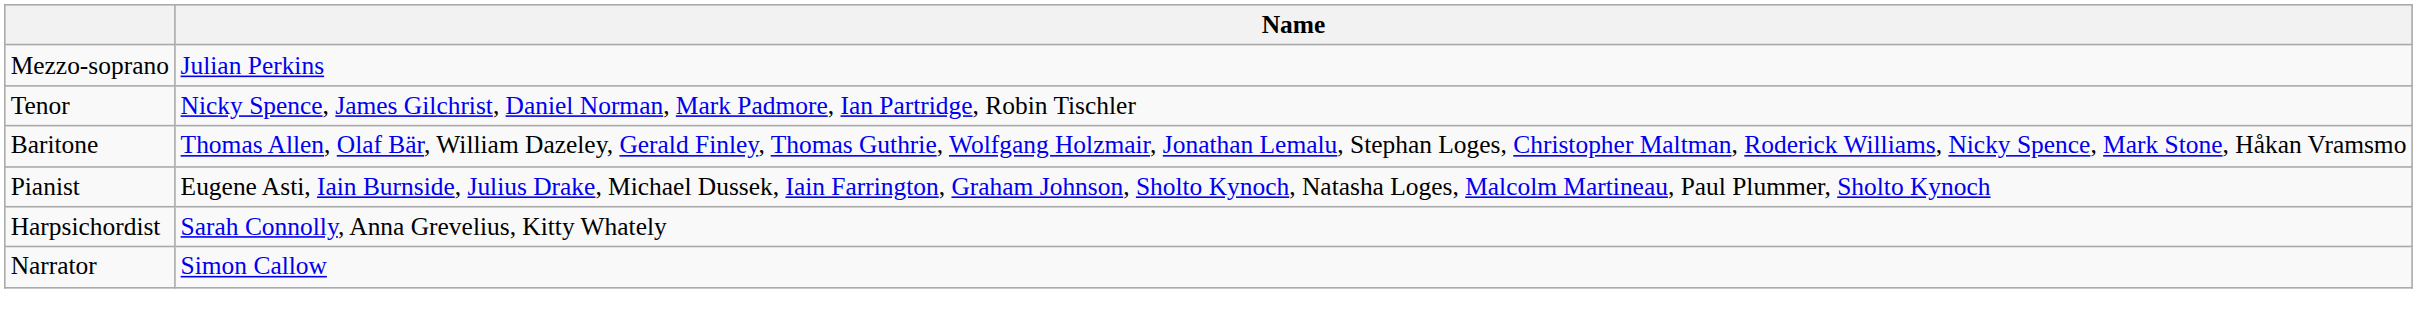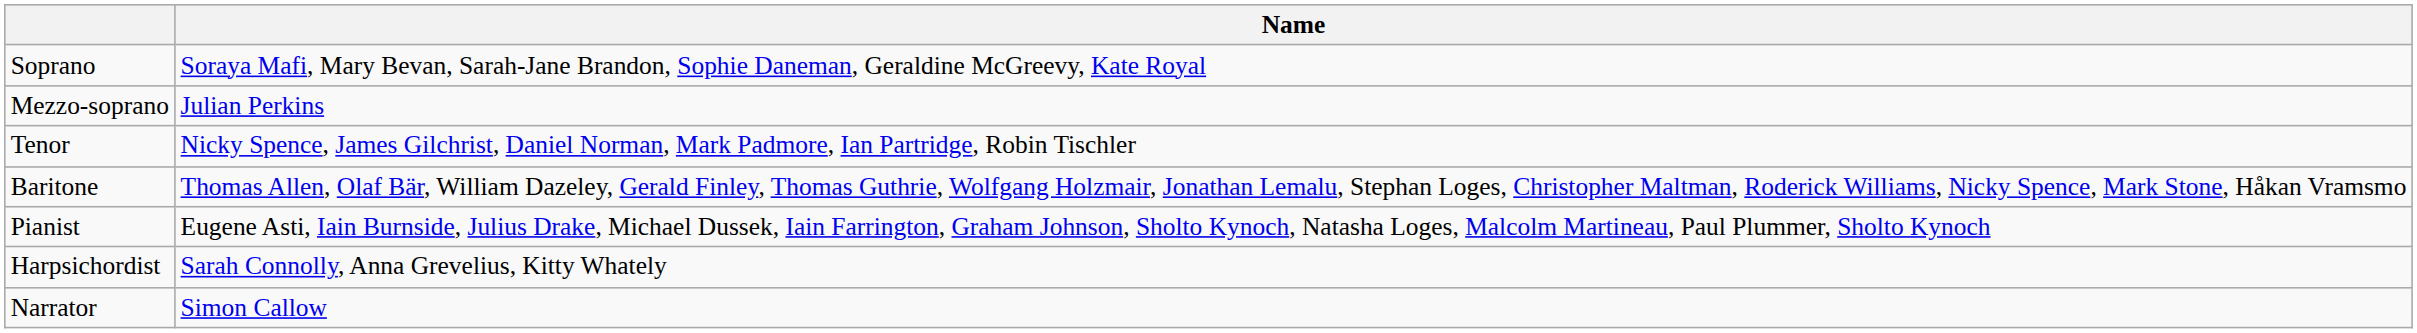+ row: (53, 65)
